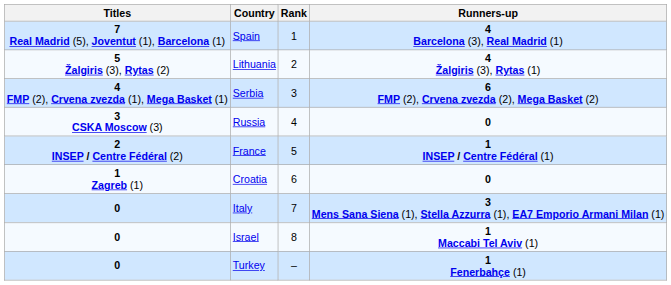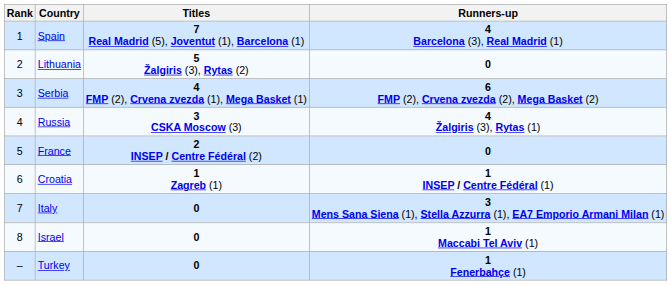columns swapped: (294, 13) <-> (117, 13)
(488, 64) 4 Žalgiris (3), Rytas (1) -> (488, 64) 0
(488, 122) 0 -> (488, 122) 4 Žalgiris (3), Rytas (1)
(488, 151) 1 INSEP / Centre Fédéral (1) -> (488, 151) 0
(488, 179) 0 -> (488, 179) 1 INSEP / Centre Fédéral (1)
